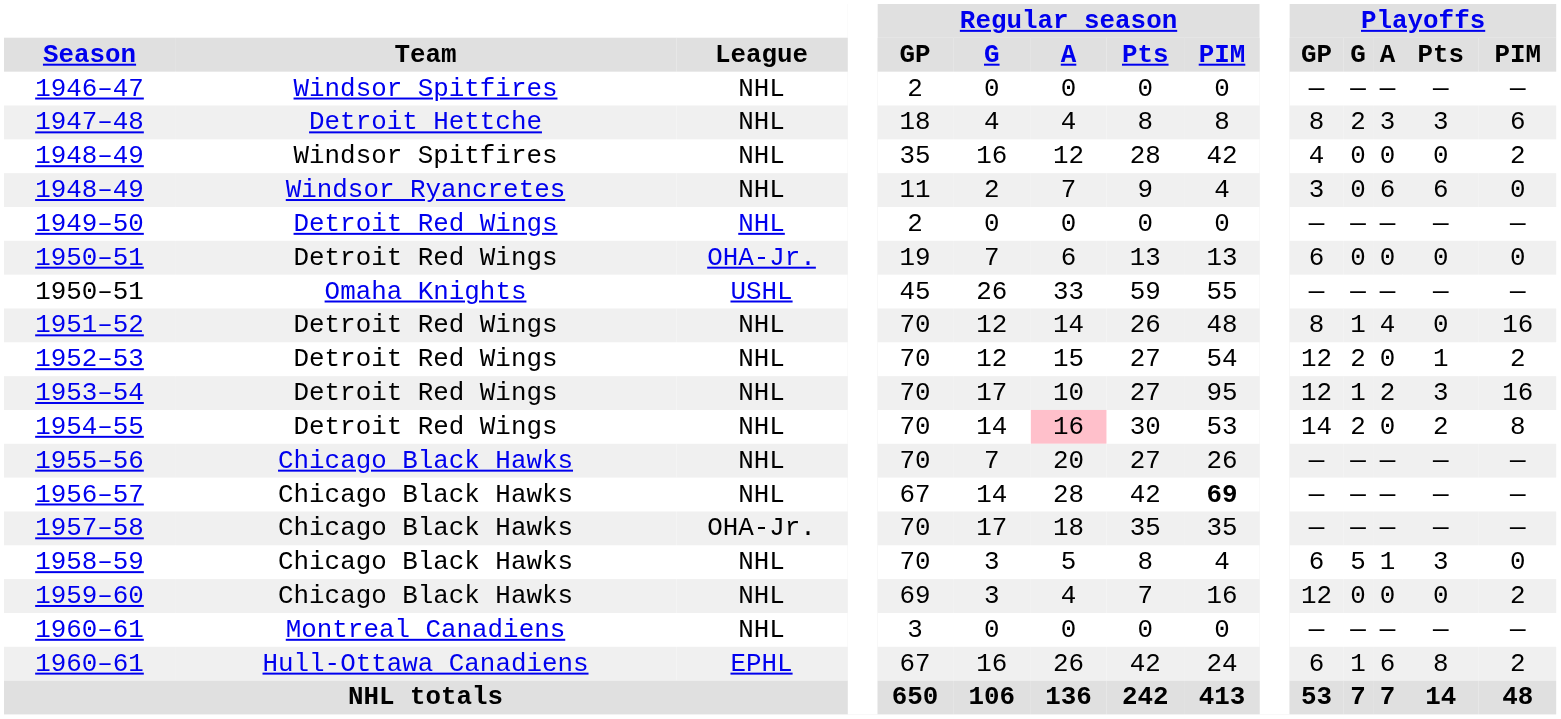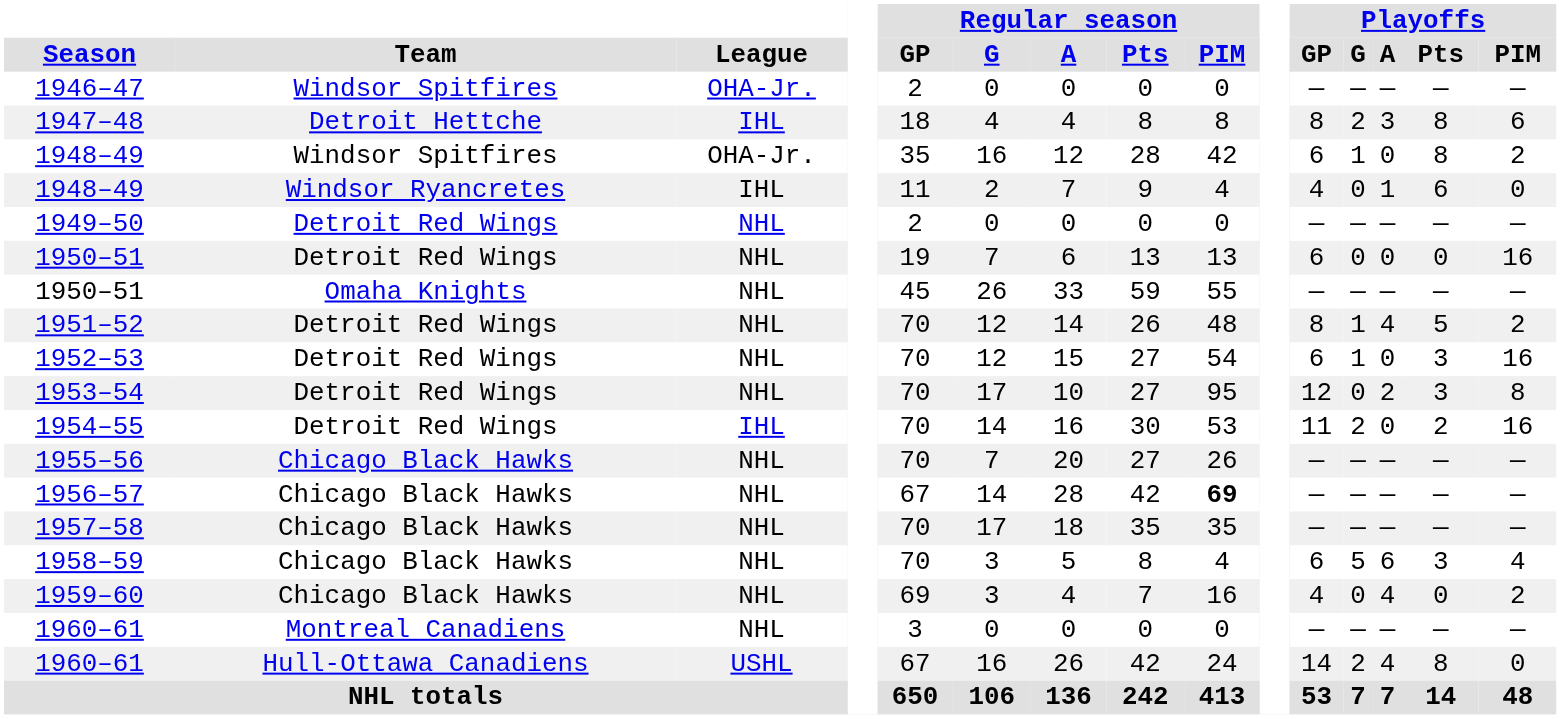(762, 89) NHL -> (762, 89) OHA-Jr.
(762, 122) NHL -> (762, 122) IHL
(1441, 122) 3 -> (1441, 122) 8
(762, 156) NHL -> (762, 156) OHA-Jr.
(1317, 156) 4 -> (1317, 156) 6
(1358, 156) 0 -> (1358, 156) 1
(1441, 156) 0 -> (1441, 156) 8
(762, 190) NHL -> (762, 190) IHL
(1317, 190) 3 -> (1317, 190) 4
(1388, 190) 6 -> (1388, 190) 1
(762, 258) OHA-Jr. -> (762, 258) NHL
(1518, 258) 0 -> (1518, 258) 16
(762, 292) USHL -> (762, 292) NHL
(1441, 325) 0 -> (1441, 325) 5
(1518, 325) 16 -> (1518, 325) 2
(1317, 359) 12 -> (1317, 359) 6
(1358, 359) 2 -> (1358, 359) 1
(1441, 359) 1 -> (1441, 359) 3
(1518, 359) 2 -> (1518, 359) 16
(1358, 393) 1 -> (1358, 393) 0
(1518, 393) 16 -> (1518, 393) 8
(762, 427) NHL -> (762, 427) IHL
(1069, 427) pink background -> (1069, 427) no background
(1317, 427) 14 -> (1317, 427) 11
(1518, 427) 8 -> (1518, 427) 16
(762, 528) OHA-Jr. -> (762, 528) NHL
(1388, 562) 1 -> (1388, 562) 6
(1518, 562) 0 -> (1518, 562) 4
(1317, 596) 12 -> (1317, 596) 4
(1388, 596) 0 -> (1388, 596) 4
(762, 664) EPHL -> (762, 664) USHL
(1317, 664) 6 -> (1317, 664) 14
(1358, 664) 1 -> (1358, 664) 2
(1388, 664) 6 -> (1388, 664) 4
(1518, 664) 2 -> (1518, 664) 0
